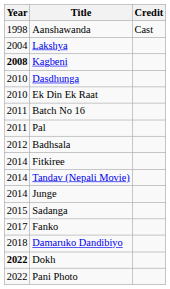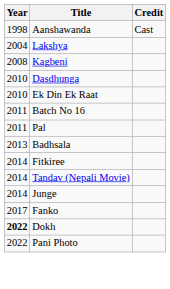(17, 62) bold -> (17, 62) normal
(17, 144) 2012 -> (17, 144) 2013
- row: (50, 210)
- row: (78, 243)
